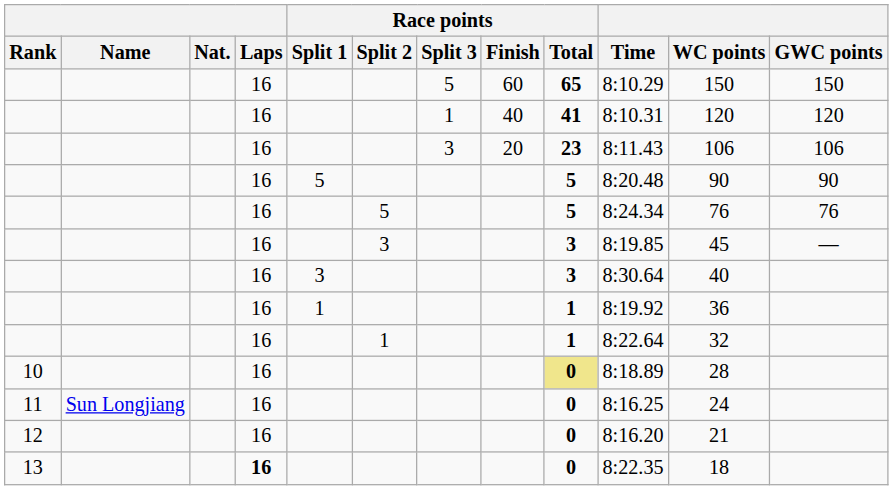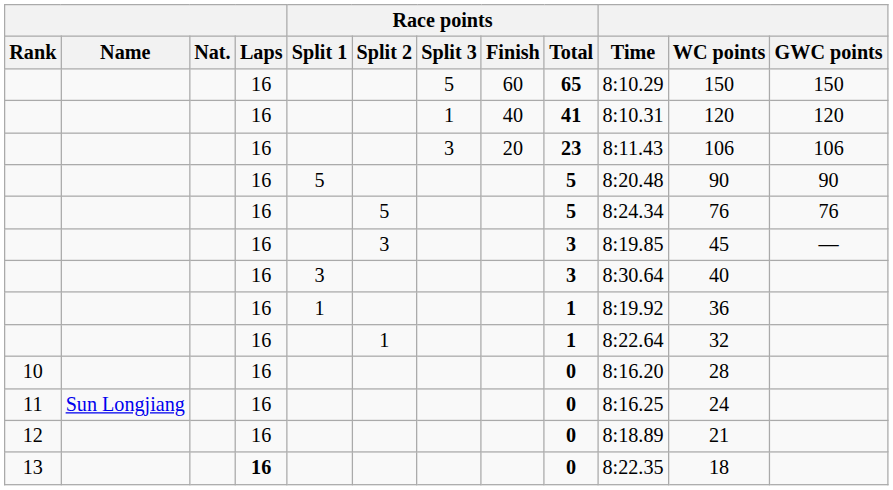(571, 372) khaki background -> (571, 372) no background
(633, 372) 8:18.89 -> (633, 372) 8:16.20
(633, 436) 8:16.20 -> (633, 436) 8:18.89
